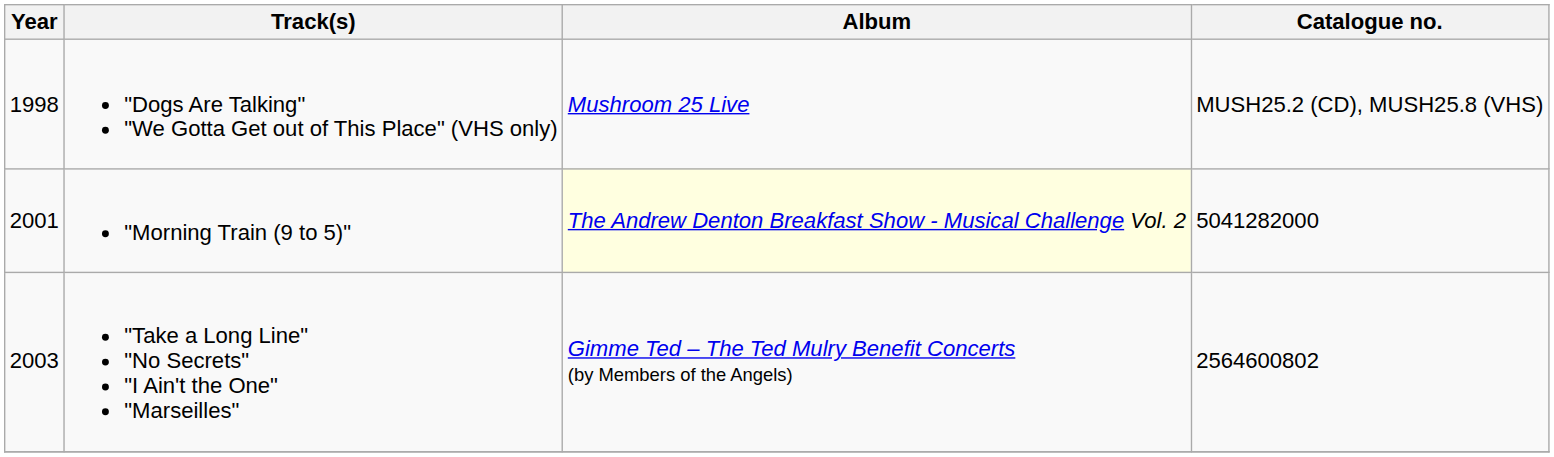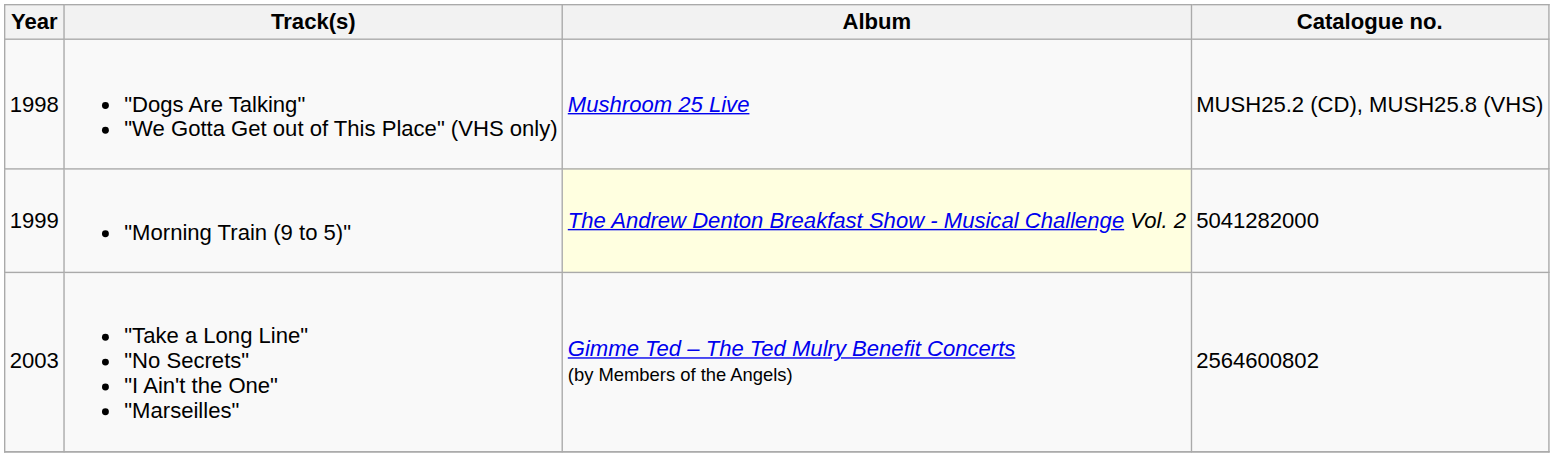(34, 220) 2001 -> (34, 220) 1999
